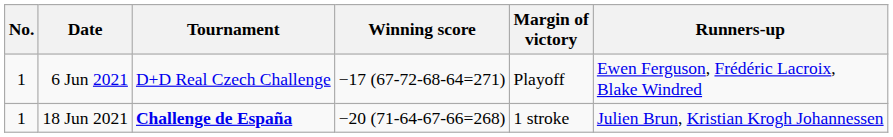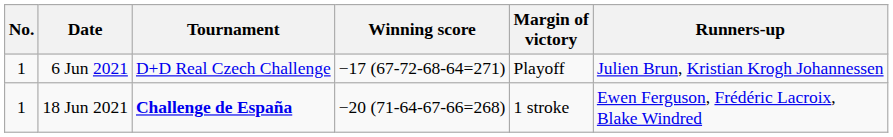(716, 78) Ewen Ferguson, Frédéric Lacroix, Blake Windred -> (740, 68) Julien Brun, Kristian Krogh Johannessen
(740, 118) Julien Brun, Kristian Krogh Johannessen -> (716, 107) Ewen Ferguson, Frédéric Lacroix, Blake Windred
